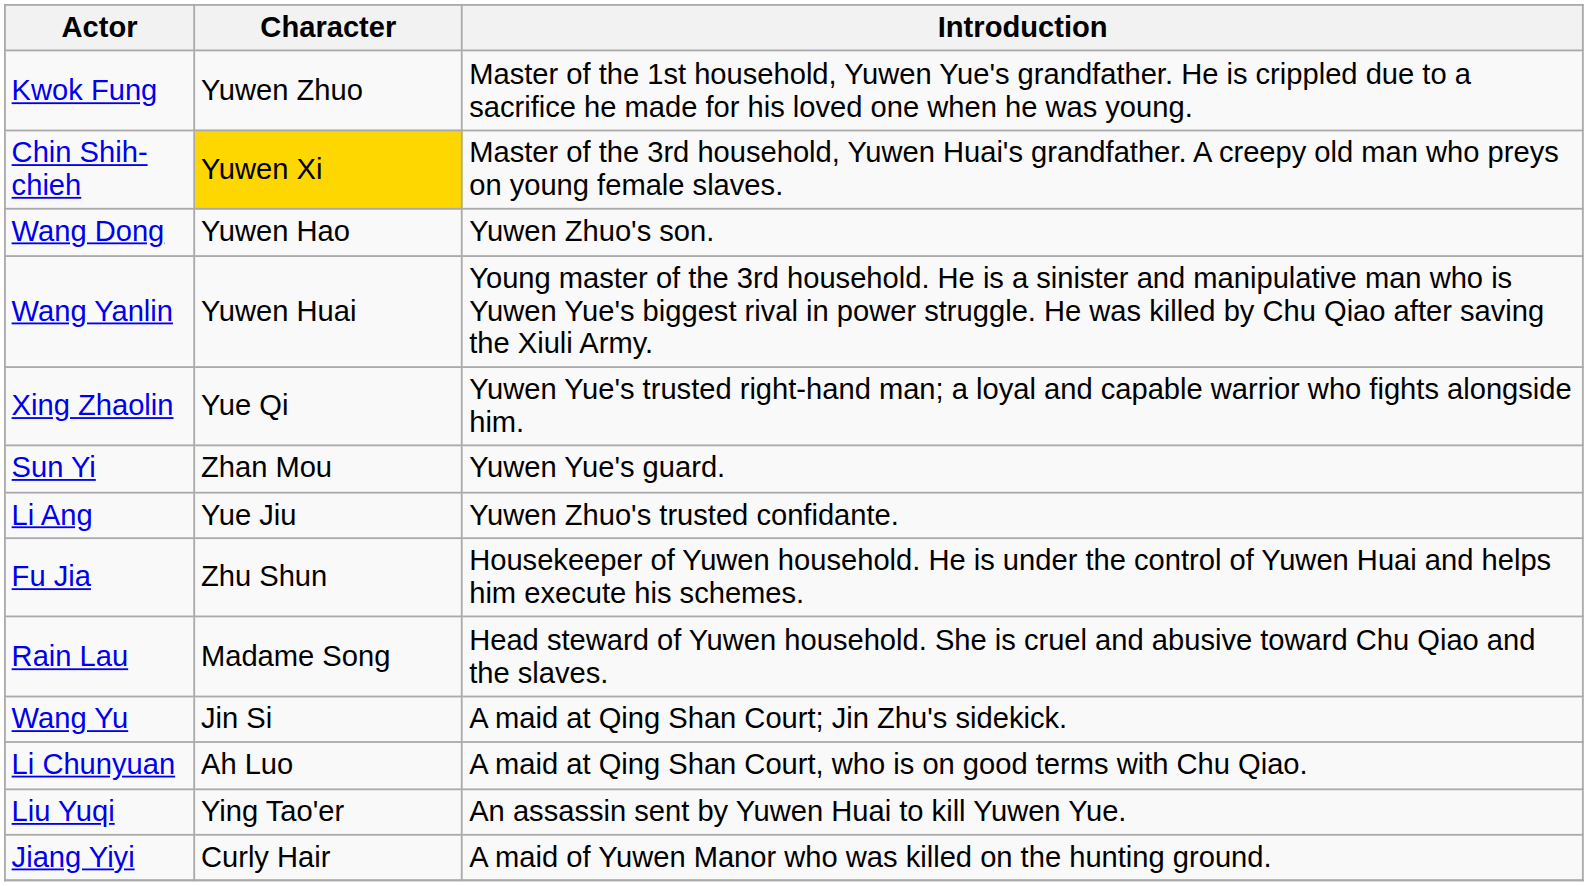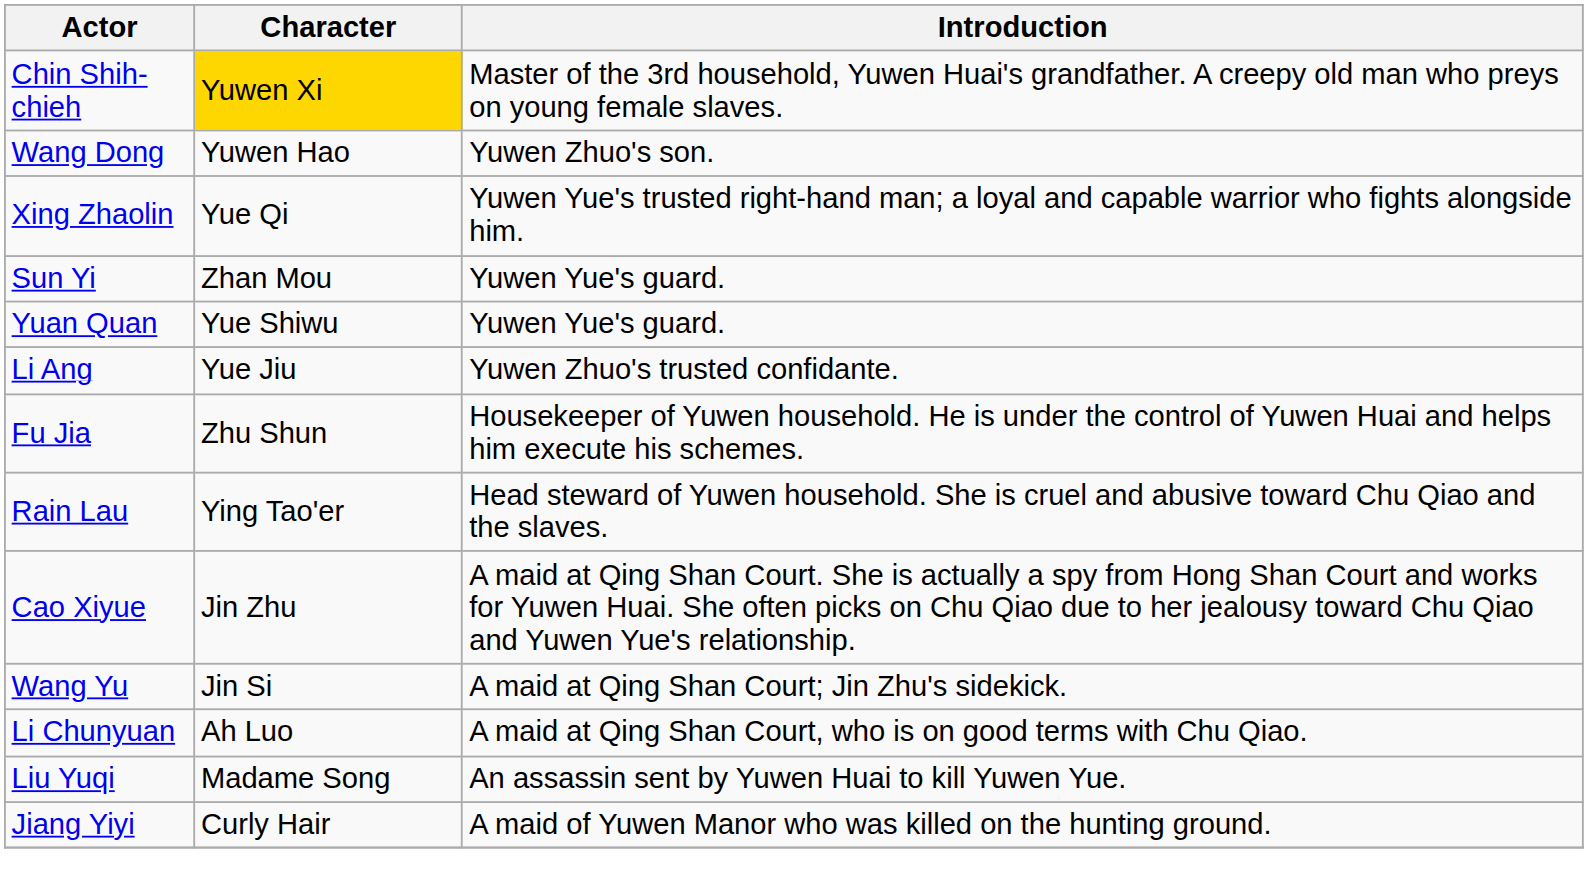- row: (84, 90)
- row: (92, 310)
+ row: (84, 324)
(296, 656) Madame Song -> (273, 511) Ying Tao'er
+ row: (79, 607)
(273, 811) Ying Tao'er -> (296, 778) Madame Song
